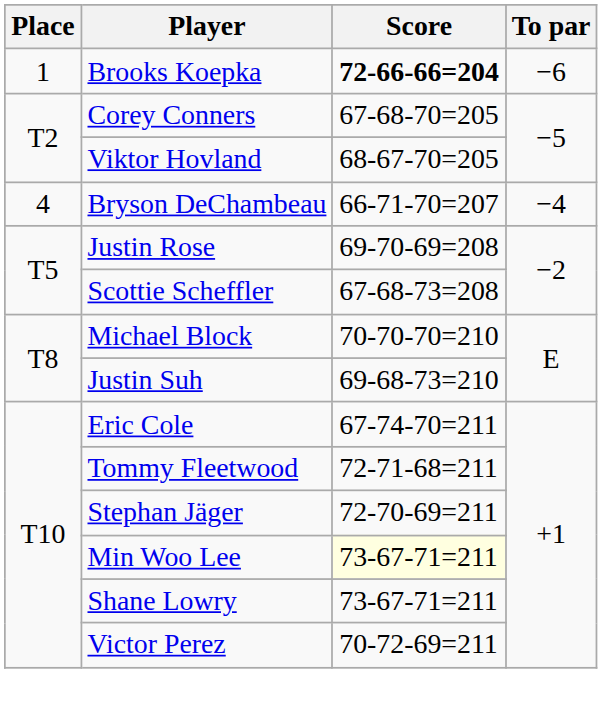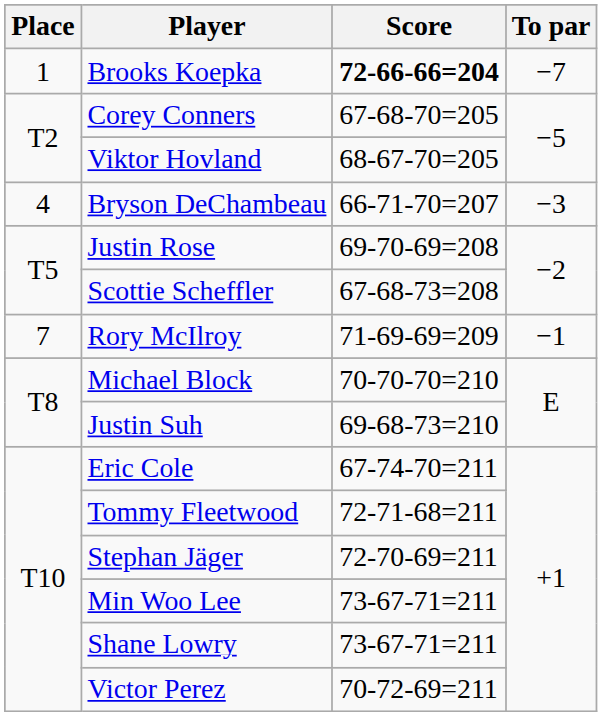(551, 70) −6 -> (551, 70) −7
(551, 203) −4 -> (551, 203) −3
+ row: (164, 335)
(419, 556) lightyellow background -> (419, 600) no background
